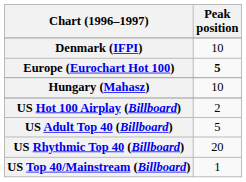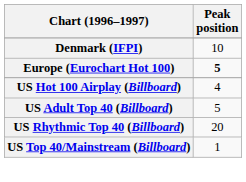- row: (99, 87)
(217, 107) 2 -> (217, 87) 4
